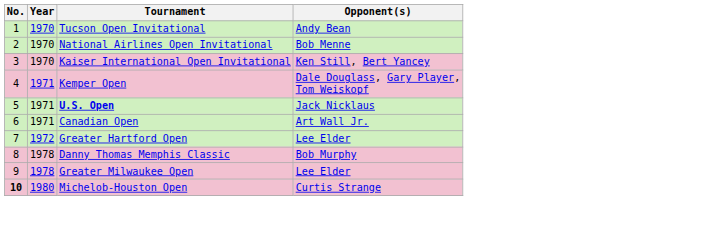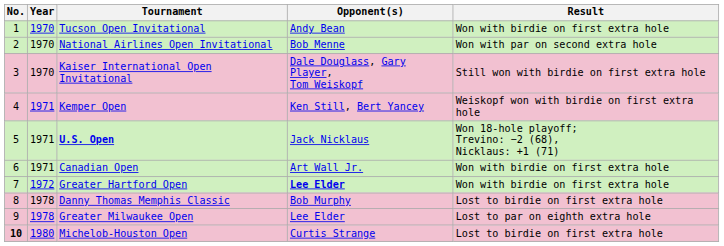+ column: (586, 13)
(363, 62) Ken Still, Bert Yancey -> (348, 73) Dale Douglass, Gary Player, Tom Weiskopf
(378, 84) Dale Douglass, Gary Player, Tom Weiskopf -> (357, 107) Ken Still, Bert Yancey
(323, 139) normal -> (317, 185) bold
